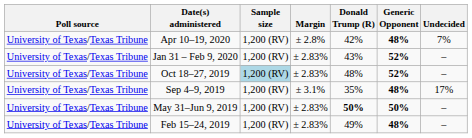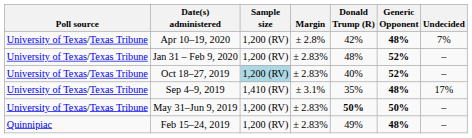(354, 57) 43% -> (354, 57) 48%
(354, 74) 48% -> (354, 74) 40%
(265, 91) 1,200 (RV) -> (265, 91) 1,410 (RV)
(77, 124) University of Texas/Texas Tribune -> (29, 124) Quinnipiac
